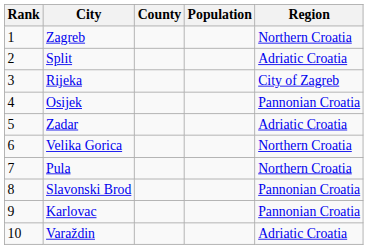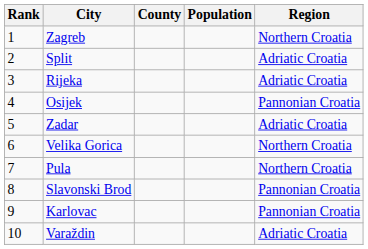(299, 80) City of Zagreb -> (303, 80) Adriatic Croatia
